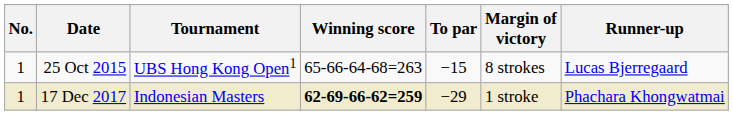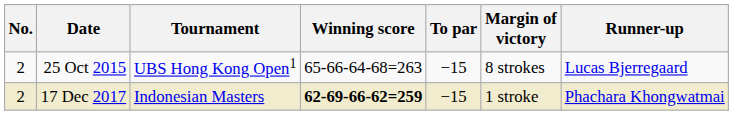(21, 67) 1 -> (21, 67) 2
(21, 96) 1 -> (21, 96) 2
(454, 96) −29 -> (454, 96) −15
